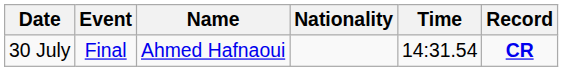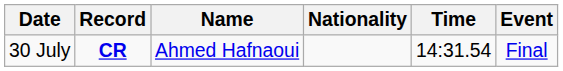columns swapped: (106, 19) <-> (520, 19)
